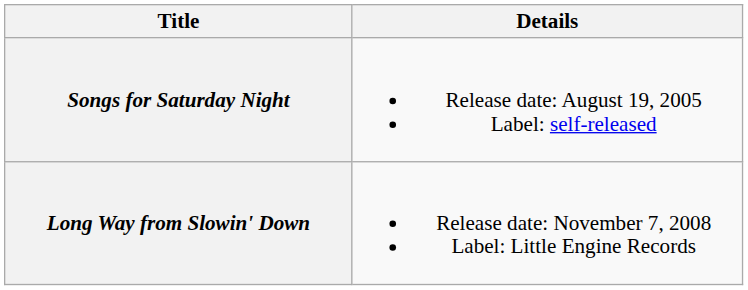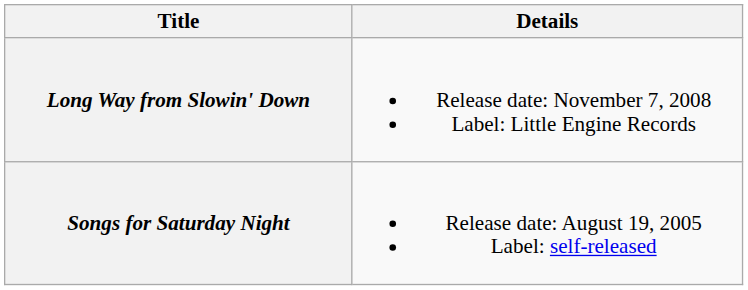rows swapped: (178, 99) <-> (178, 222)
